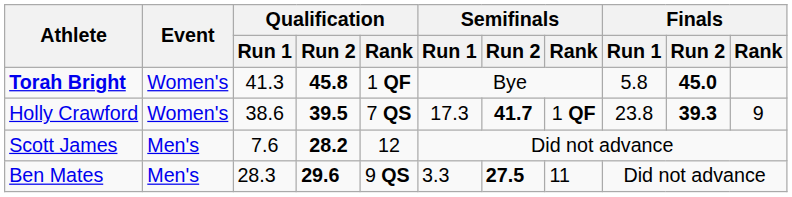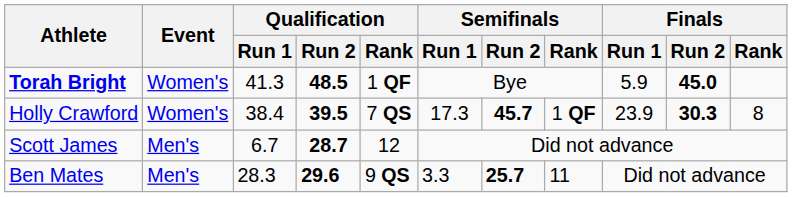(328, 82) 45.8 -> (328, 82) 48.5
(634, 82) 5.8 -> (634, 82) 5.9
(265, 113) 38.6 -> (265, 113) 38.4
(513, 113) 41.7 -> (513, 113) 45.7
(634, 113) 23.8 -> (634, 113) 23.9
(698, 113) 39.3 -> (698, 113) 30.3
(758, 113) 9 -> (758, 113) 8
(265, 144) 7.6 -> (265, 144) 6.7
(328, 144) 28.2 -> (328, 144) 28.7
(505, 176) 27.5 -> (505, 176) 25.7
